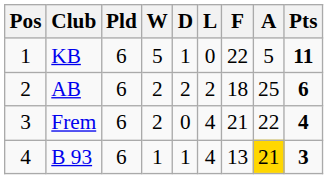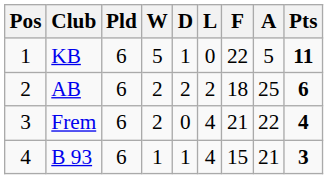(238, 156) 13 -> (238, 156) 15
(269, 156) gold background -> (269, 156) no background
